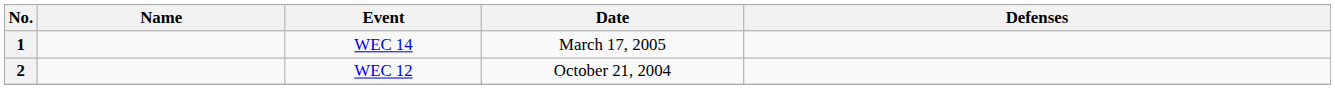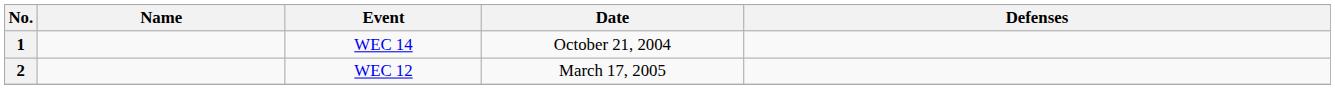(612, 44) March 17, 2005 -> (612, 44) October 21, 2004
(612, 71) October 21, 2004 -> (612, 71) March 17, 2005
